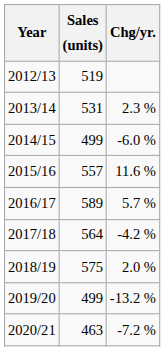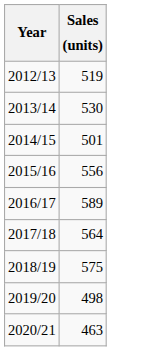- column: (133, 32)
(92, 108) 531 -> (92, 108) 530
(92, 140) 499 -> (92, 140) 501
(92, 171) 557 -> (92, 171) 556
(92, 298) 499 -> (92, 298) 498
